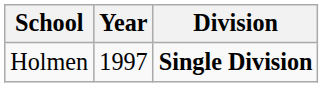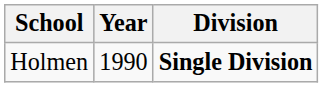(123, 61) 1997 -> (123, 61) 1990
